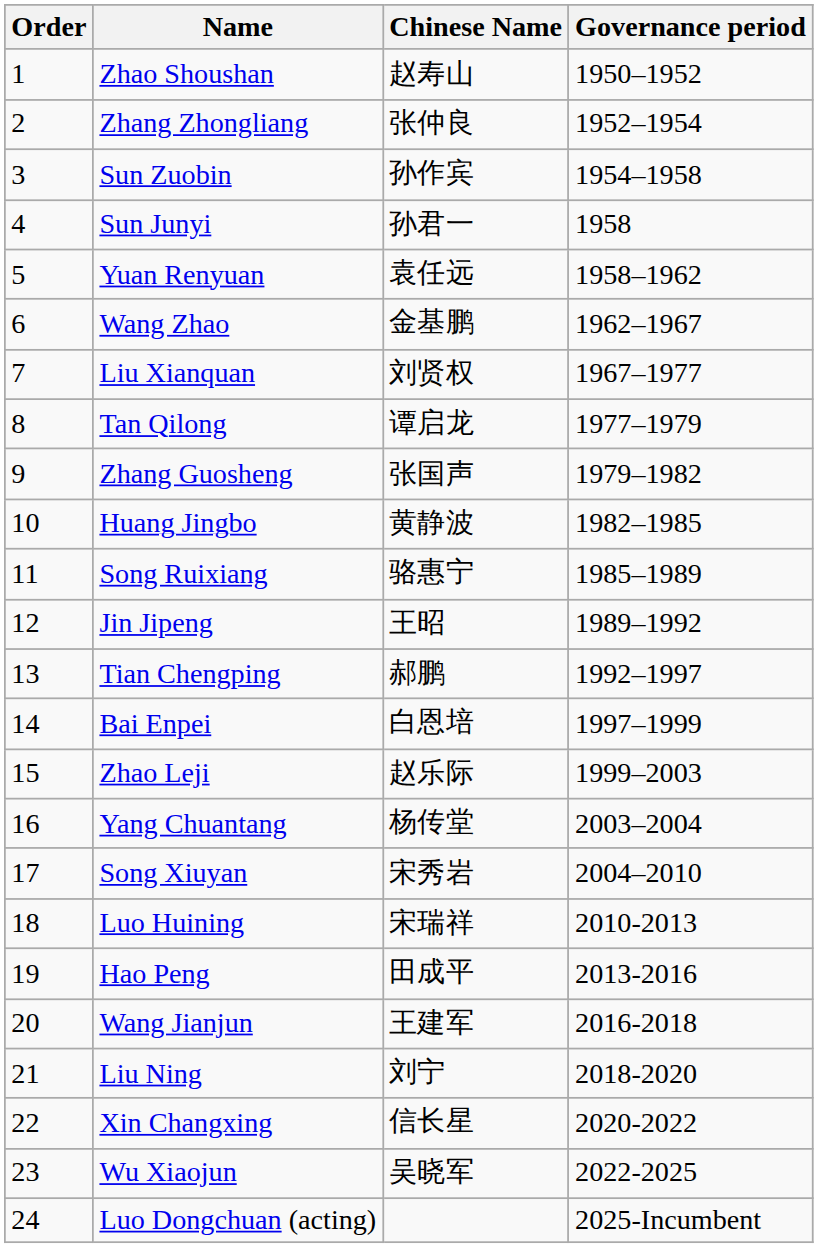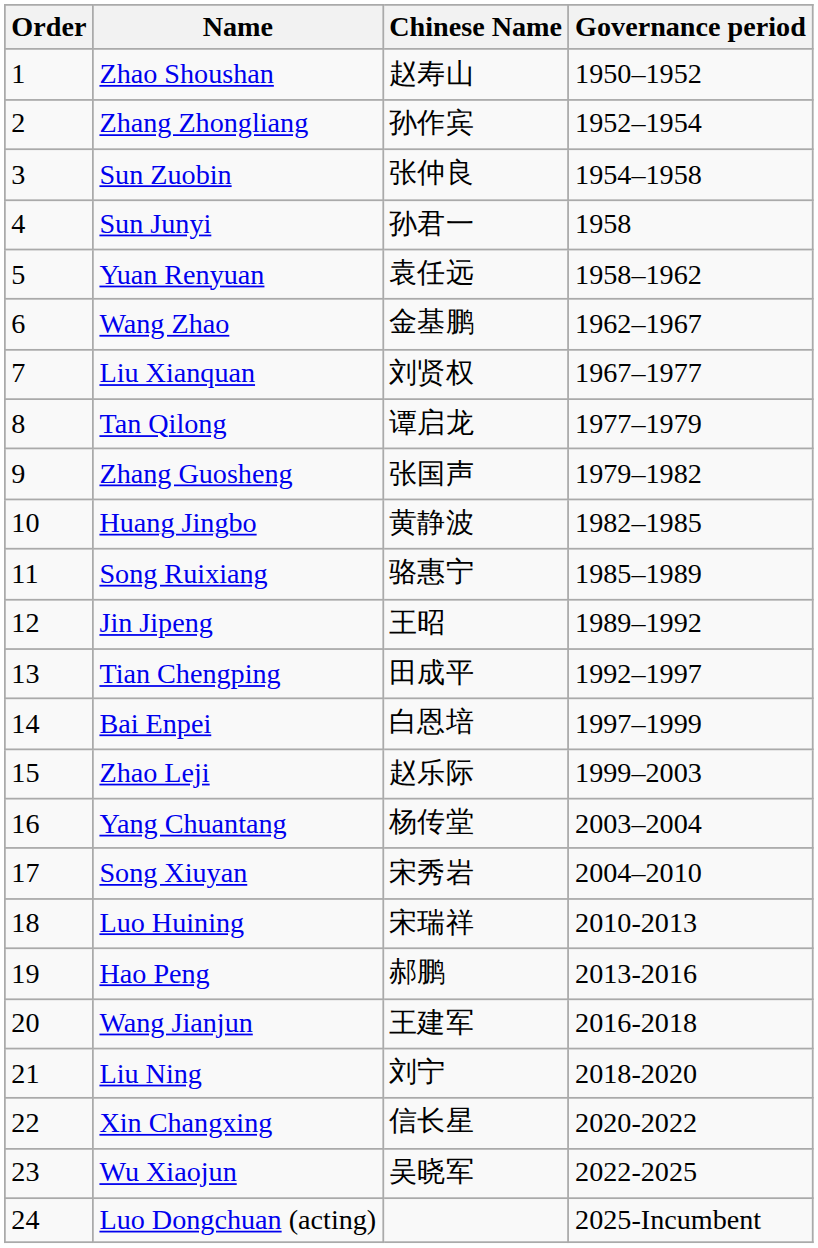(431, 123) 张仲良 -> (431, 123) 孙作宾
(431, 173) 孙作宾 -> (431, 173) 张仲良
(417, 672) 郝鹏 -> (431, 672) 田成平
(431, 972) 田成平 -> (417, 972) 郝鹏
